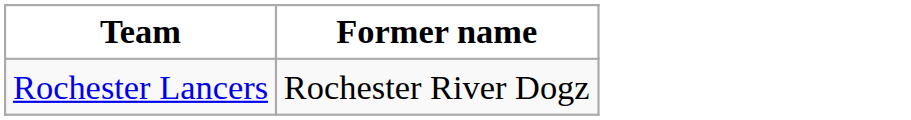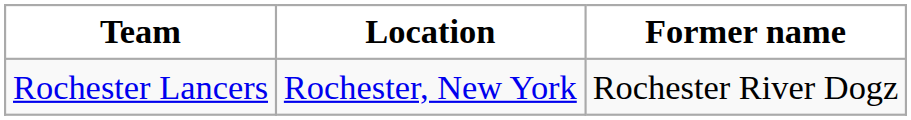+ column: (430, 31)
